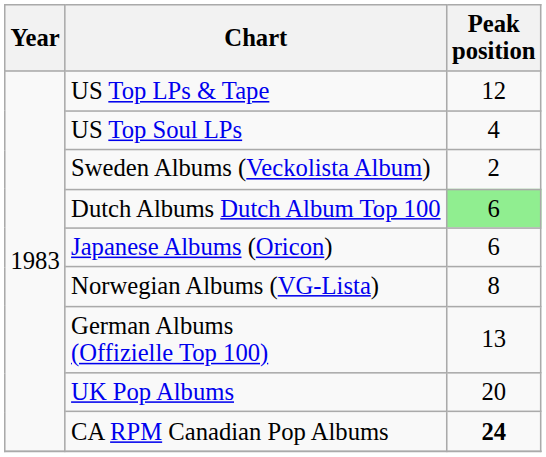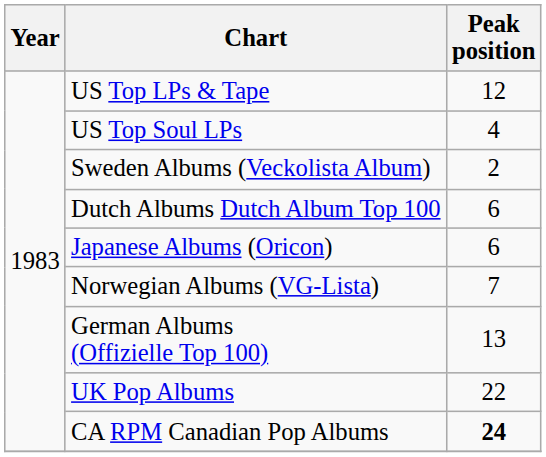(494, 208) lightgreen background -> (494, 208) no background
(494, 286) 8 -> (494, 286) 7
(494, 392) 20 -> (494, 392) 22
